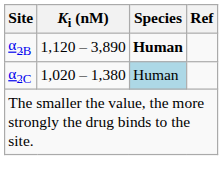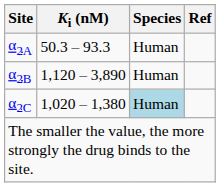+ row: (20, 47)
(158, 46) bold -> (156, 75) normal
